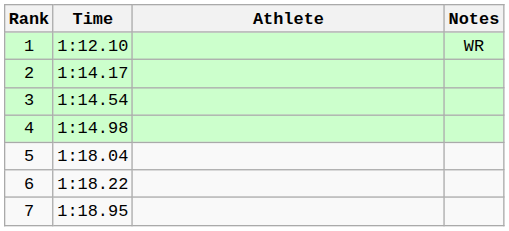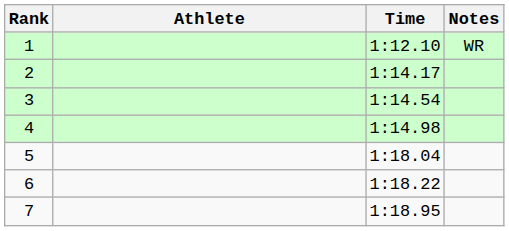columns swapped: (288, 18) <-> (93, 18)
